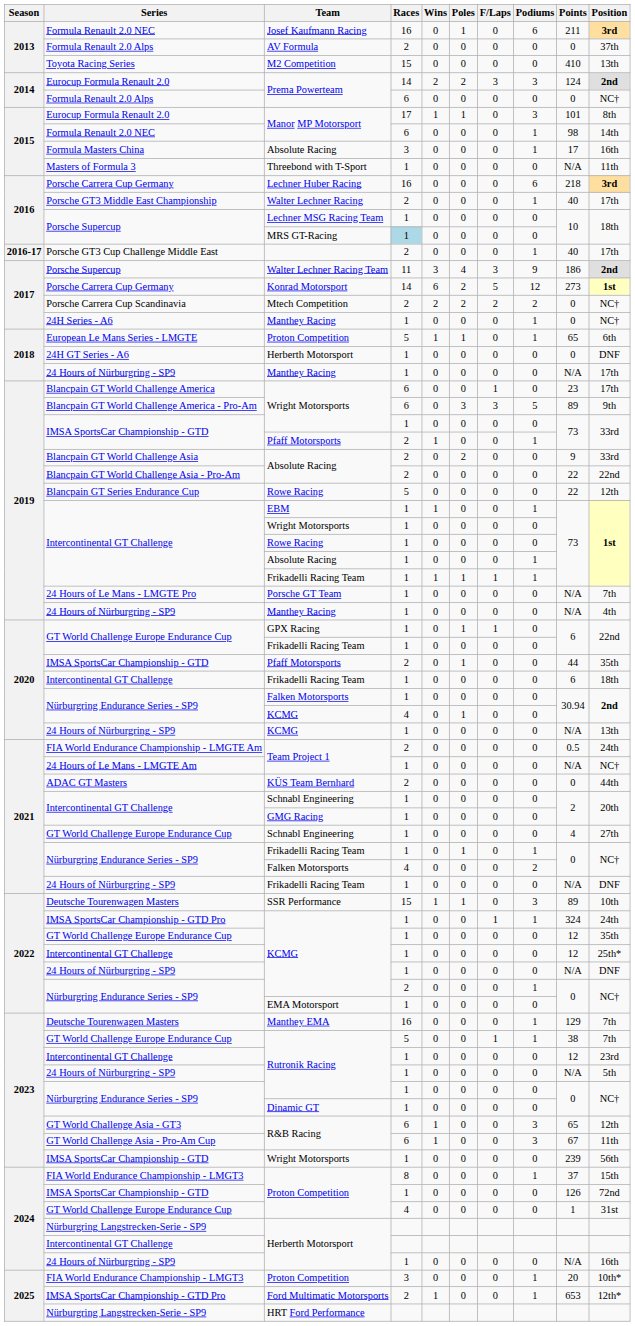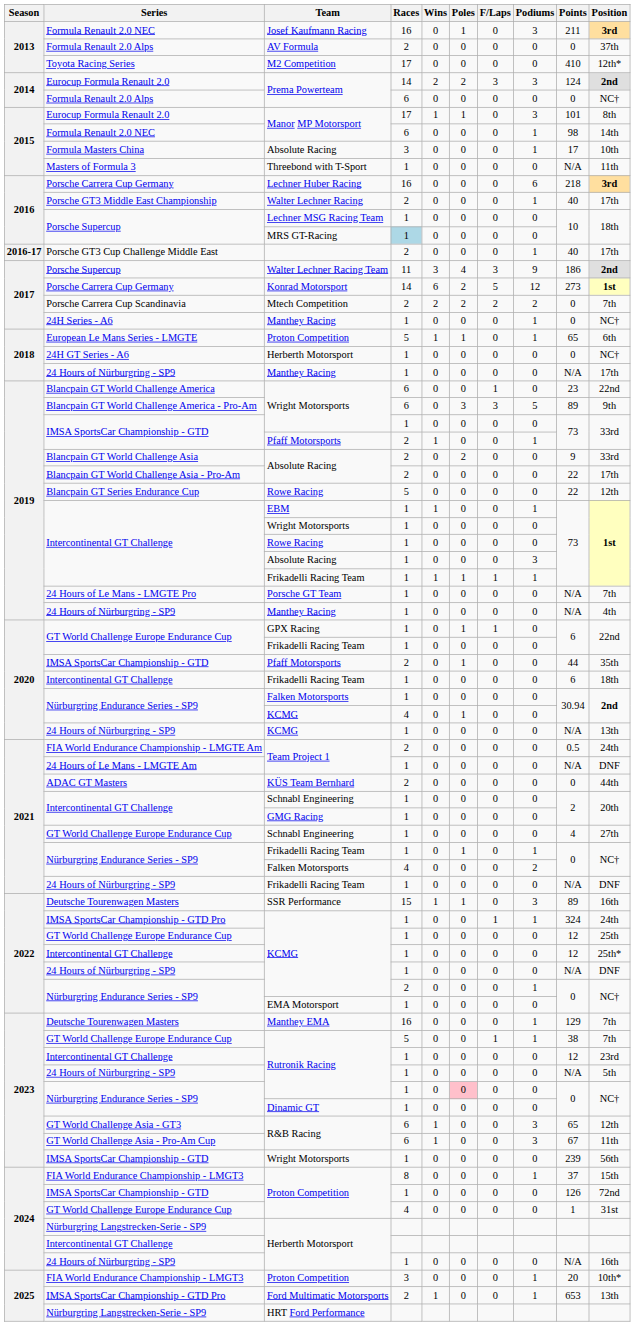(535, 30) 6 -> (535, 30) 3
(406, 64) 15 -> (406, 64) 17
(609, 64) 13th -> (609, 64) 12th*
(609, 150) 16th -> (609, 150) 10th
(609, 304) NC† -> (609, 304) 7th
(609, 355) DNF -> (609, 355) NC†
(609, 389) 17th -> (609, 389) 22nd
(609, 475) 22nd -> (609, 475) 17th
(535, 560) 1 -> (535, 560) 3
(609, 765) NC† -> (609, 765) DNF
(609, 902) 10th -> (609, 902) 16th
(609, 936) 35th -> (609, 936) 25th
(463, 1090) no background -> (463, 1090) pink background
(609, 1295) 12th* -> (609, 1295) 13th
